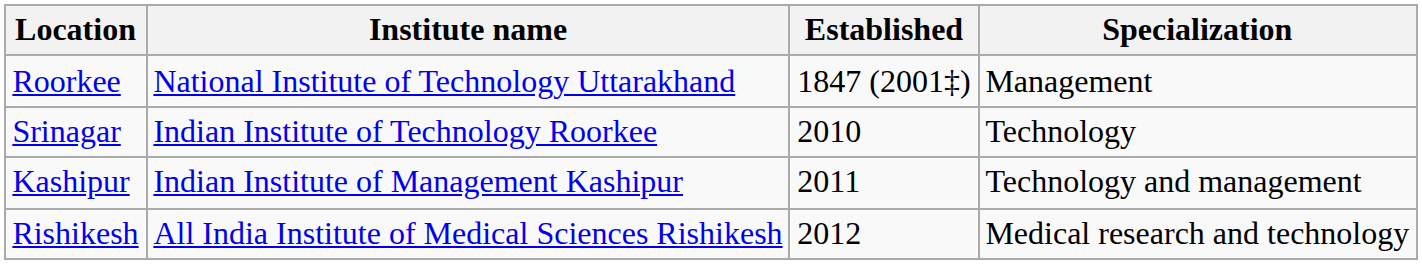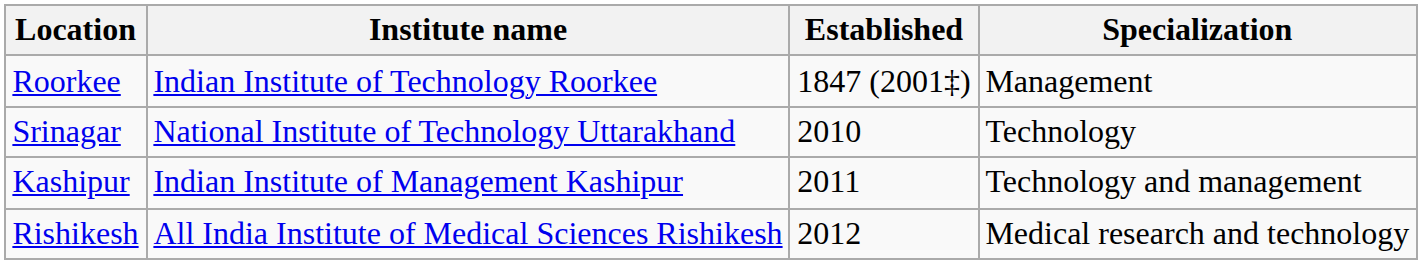(444, 80) National Institute of Technology Uttarakhand -> (405, 80) Indian Institute of Technology Roorkee
(405, 131) Indian Institute of Technology Roorkee -> (444, 131) National Institute of Technology Uttarakhand
